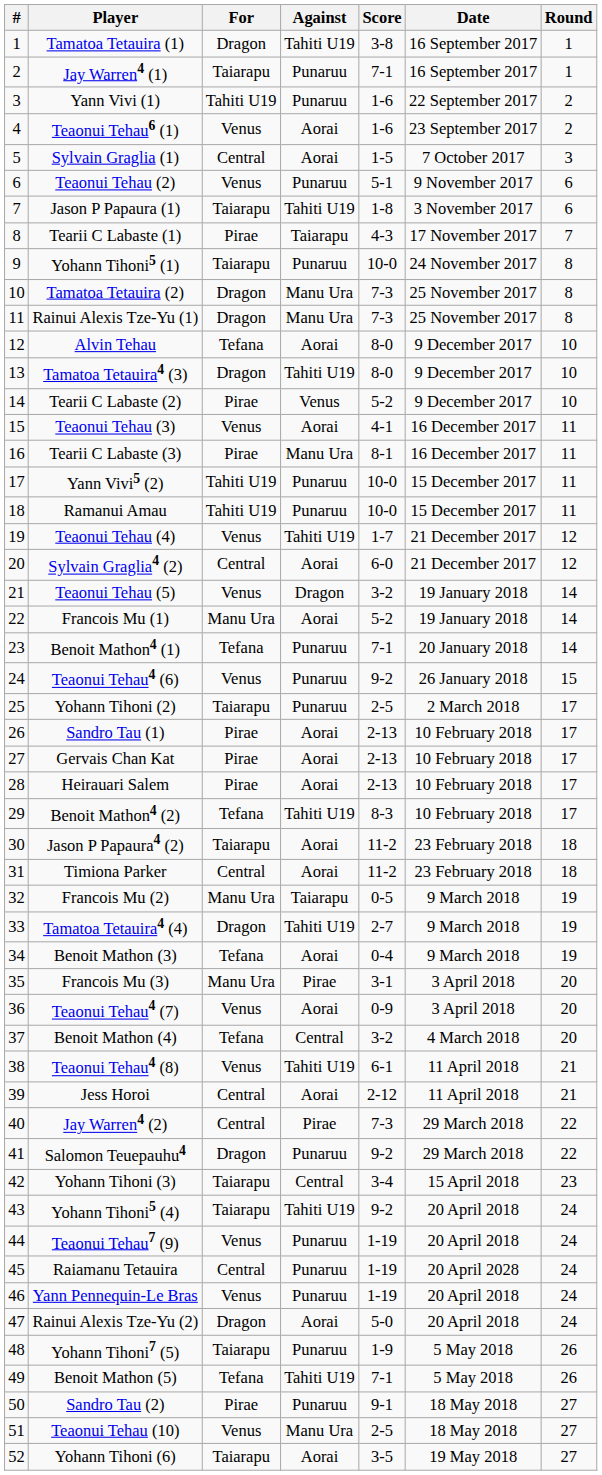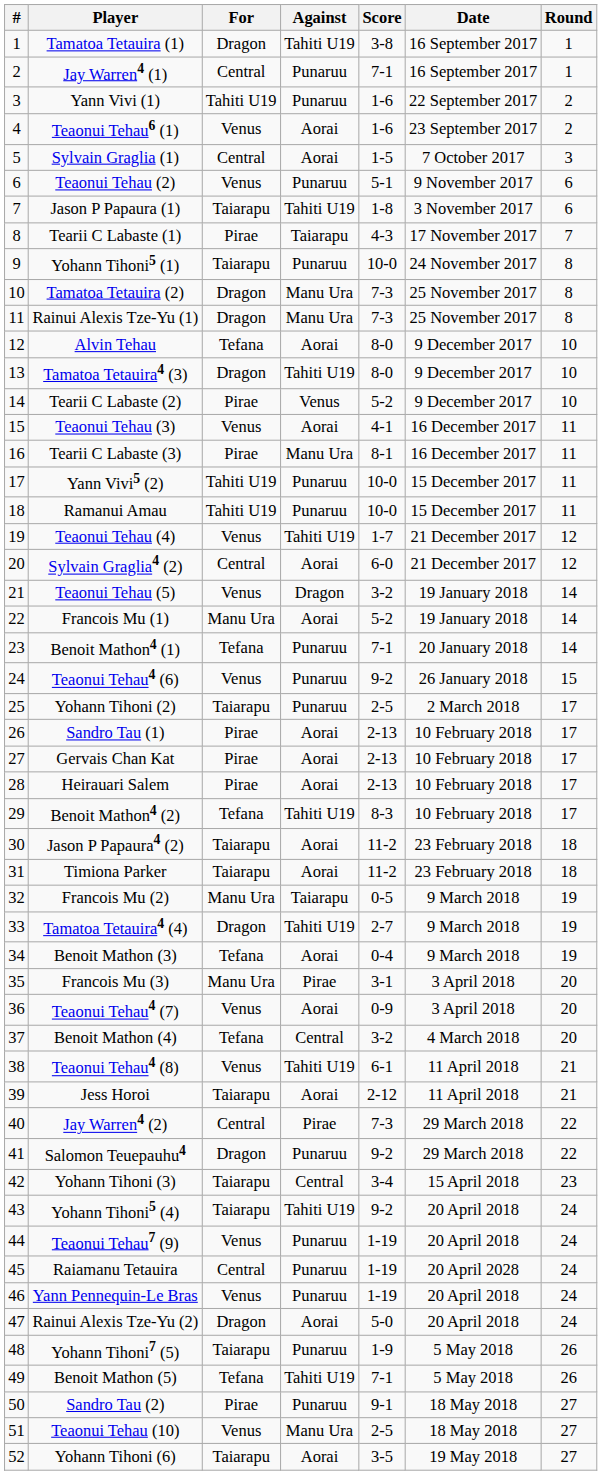(241, 72) Taiarapu -> (241, 72) Central
(241, 872) Central -> (241, 872) Taiarapu
(241, 1094) Central -> (241, 1094) Taiarapu
